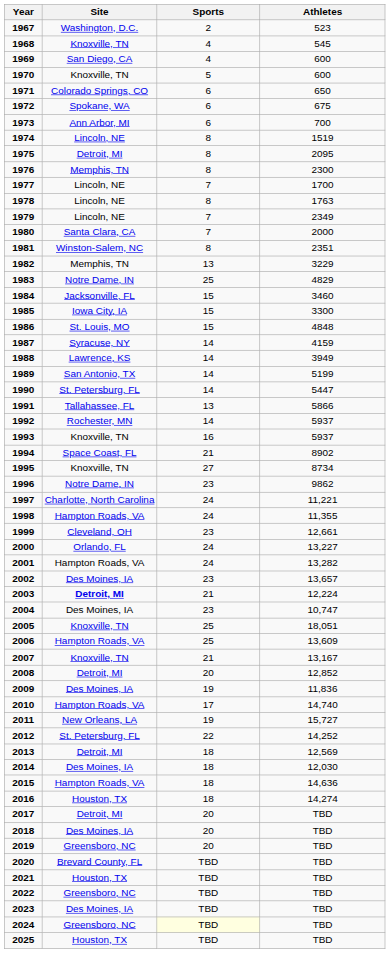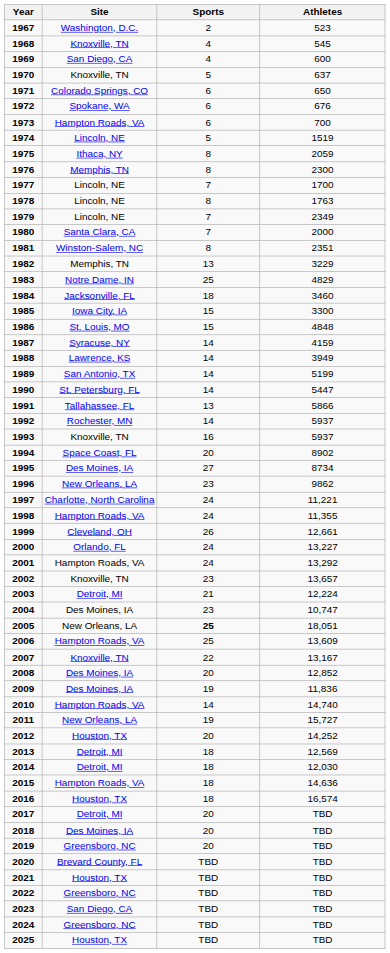(323, 75) 600 -> (323, 75) 637
(323, 106) 675 -> (323, 106) 676
(100, 122) Ann Arbor, MI -> (100, 122) Hampton Roads, VA
(208, 138) 8 -> (208, 138) 5
(100, 153) Detroit, MI -> (100, 153) Ithaca, NY
(323, 153) 2095 -> (323, 153) 2059
(208, 295) 15 -> (208, 295) 18
(208, 452) 21 -> (208, 452) 20
(100, 468) Knoxville, TN -> (100, 468) Des Moines, IA
(100, 484) Notre Dame, IN -> (100, 484) New Orleans, LA
(208, 531) 23 -> (208, 531) 26
(323, 563) 13,282 -> (323, 563) 13,292
(100, 578) Des Moines, IA -> (100, 578) Knoxville, TN
(100, 594) bold -> (100, 594) normal
(100, 625) Knoxville, TN -> (100, 625) New Orleans, LA
(208, 625) normal -> (208, 625) bold
(208, 657) 21 -> (208, 657) 22
(100, 673) Detroit, MI -> (100, 673) Des Moines, IA
(208, 704) 17 -> (208, 704) 14
(100, 736) St. Petersburg, FL -> (100, 736) Houston, TX
(208, 736) 22 -> (208, 736) 20
(100, 767) Des Moines, IA -> (100, 767) Detroit, MI
(323, 798) 14,274 -> (323, 798) 16,574
(100, 909) Des Moines, IA -> (100, 909) San Diego, CA
(208, 924) lightyellow background -> (208, 924) no background
